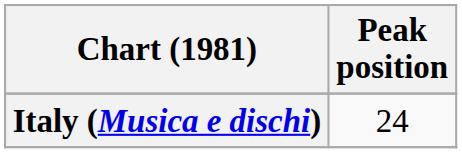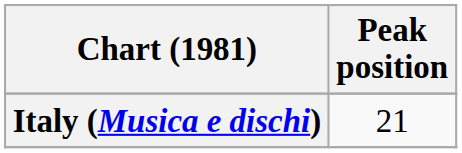(392, 119) 24 -> (392, 119) 21
